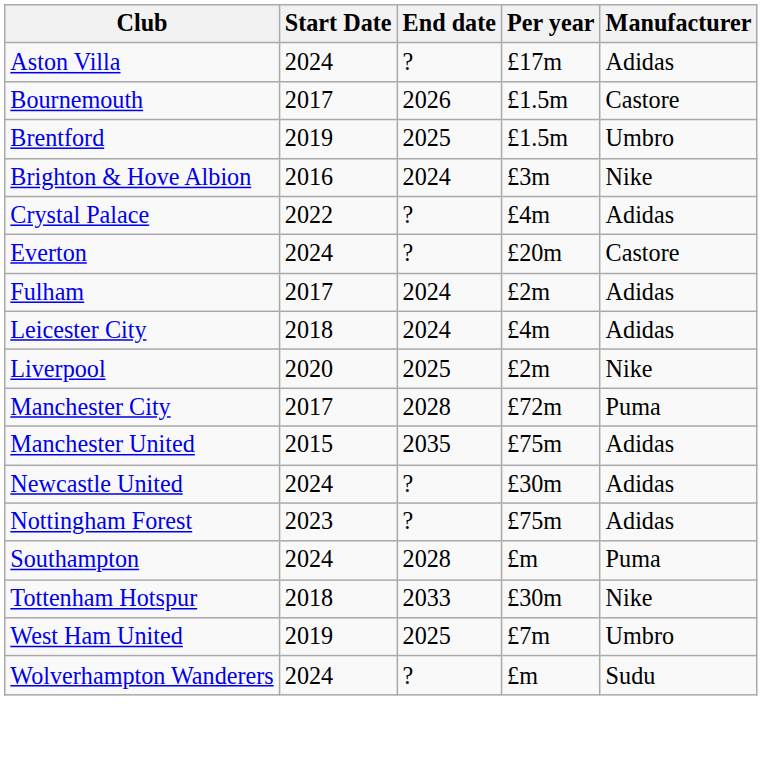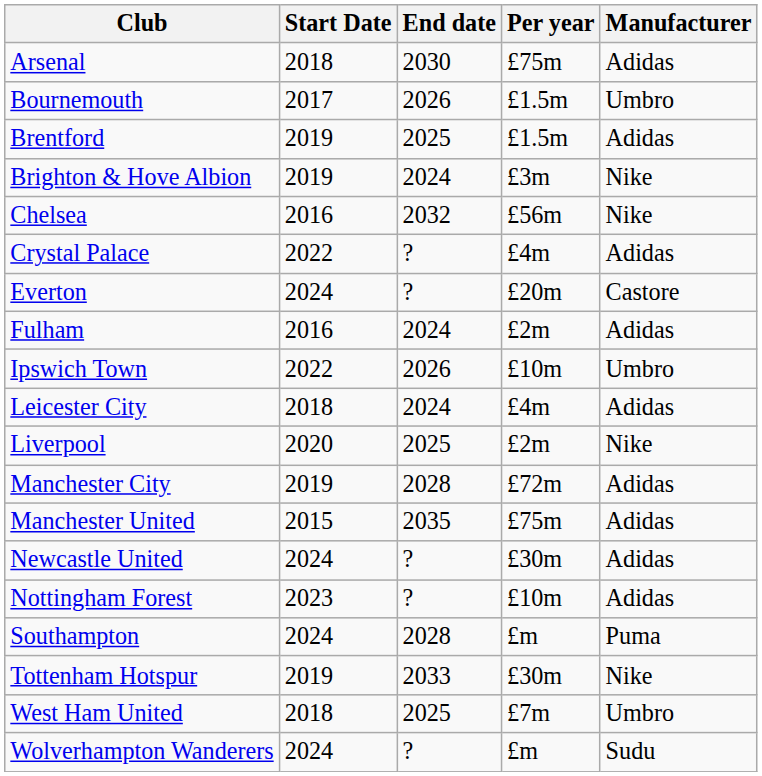+ row: (48, 61)
- row: (65, 61)
(643, 100) Castore -> (640, 100) Umbro
(640, 138) Umbro -> (640, 138) Adidas
(309, 176) 2016 -> (309, 176) 2019
+ row: (49, 215)
(309, 291) 2017 -> (309, 330) 2016
+ row: (79, 368)
(309, 406) 2017 -> (309, 483) 2019
(633, 406) Puma -> (640, 483) Adidas
(535, 521) £75m -> (535, 598) £10m
(309, 598) 2018 -> (309, 675) 2019
(309, 636) 2019 -> (309, 713) 2018
